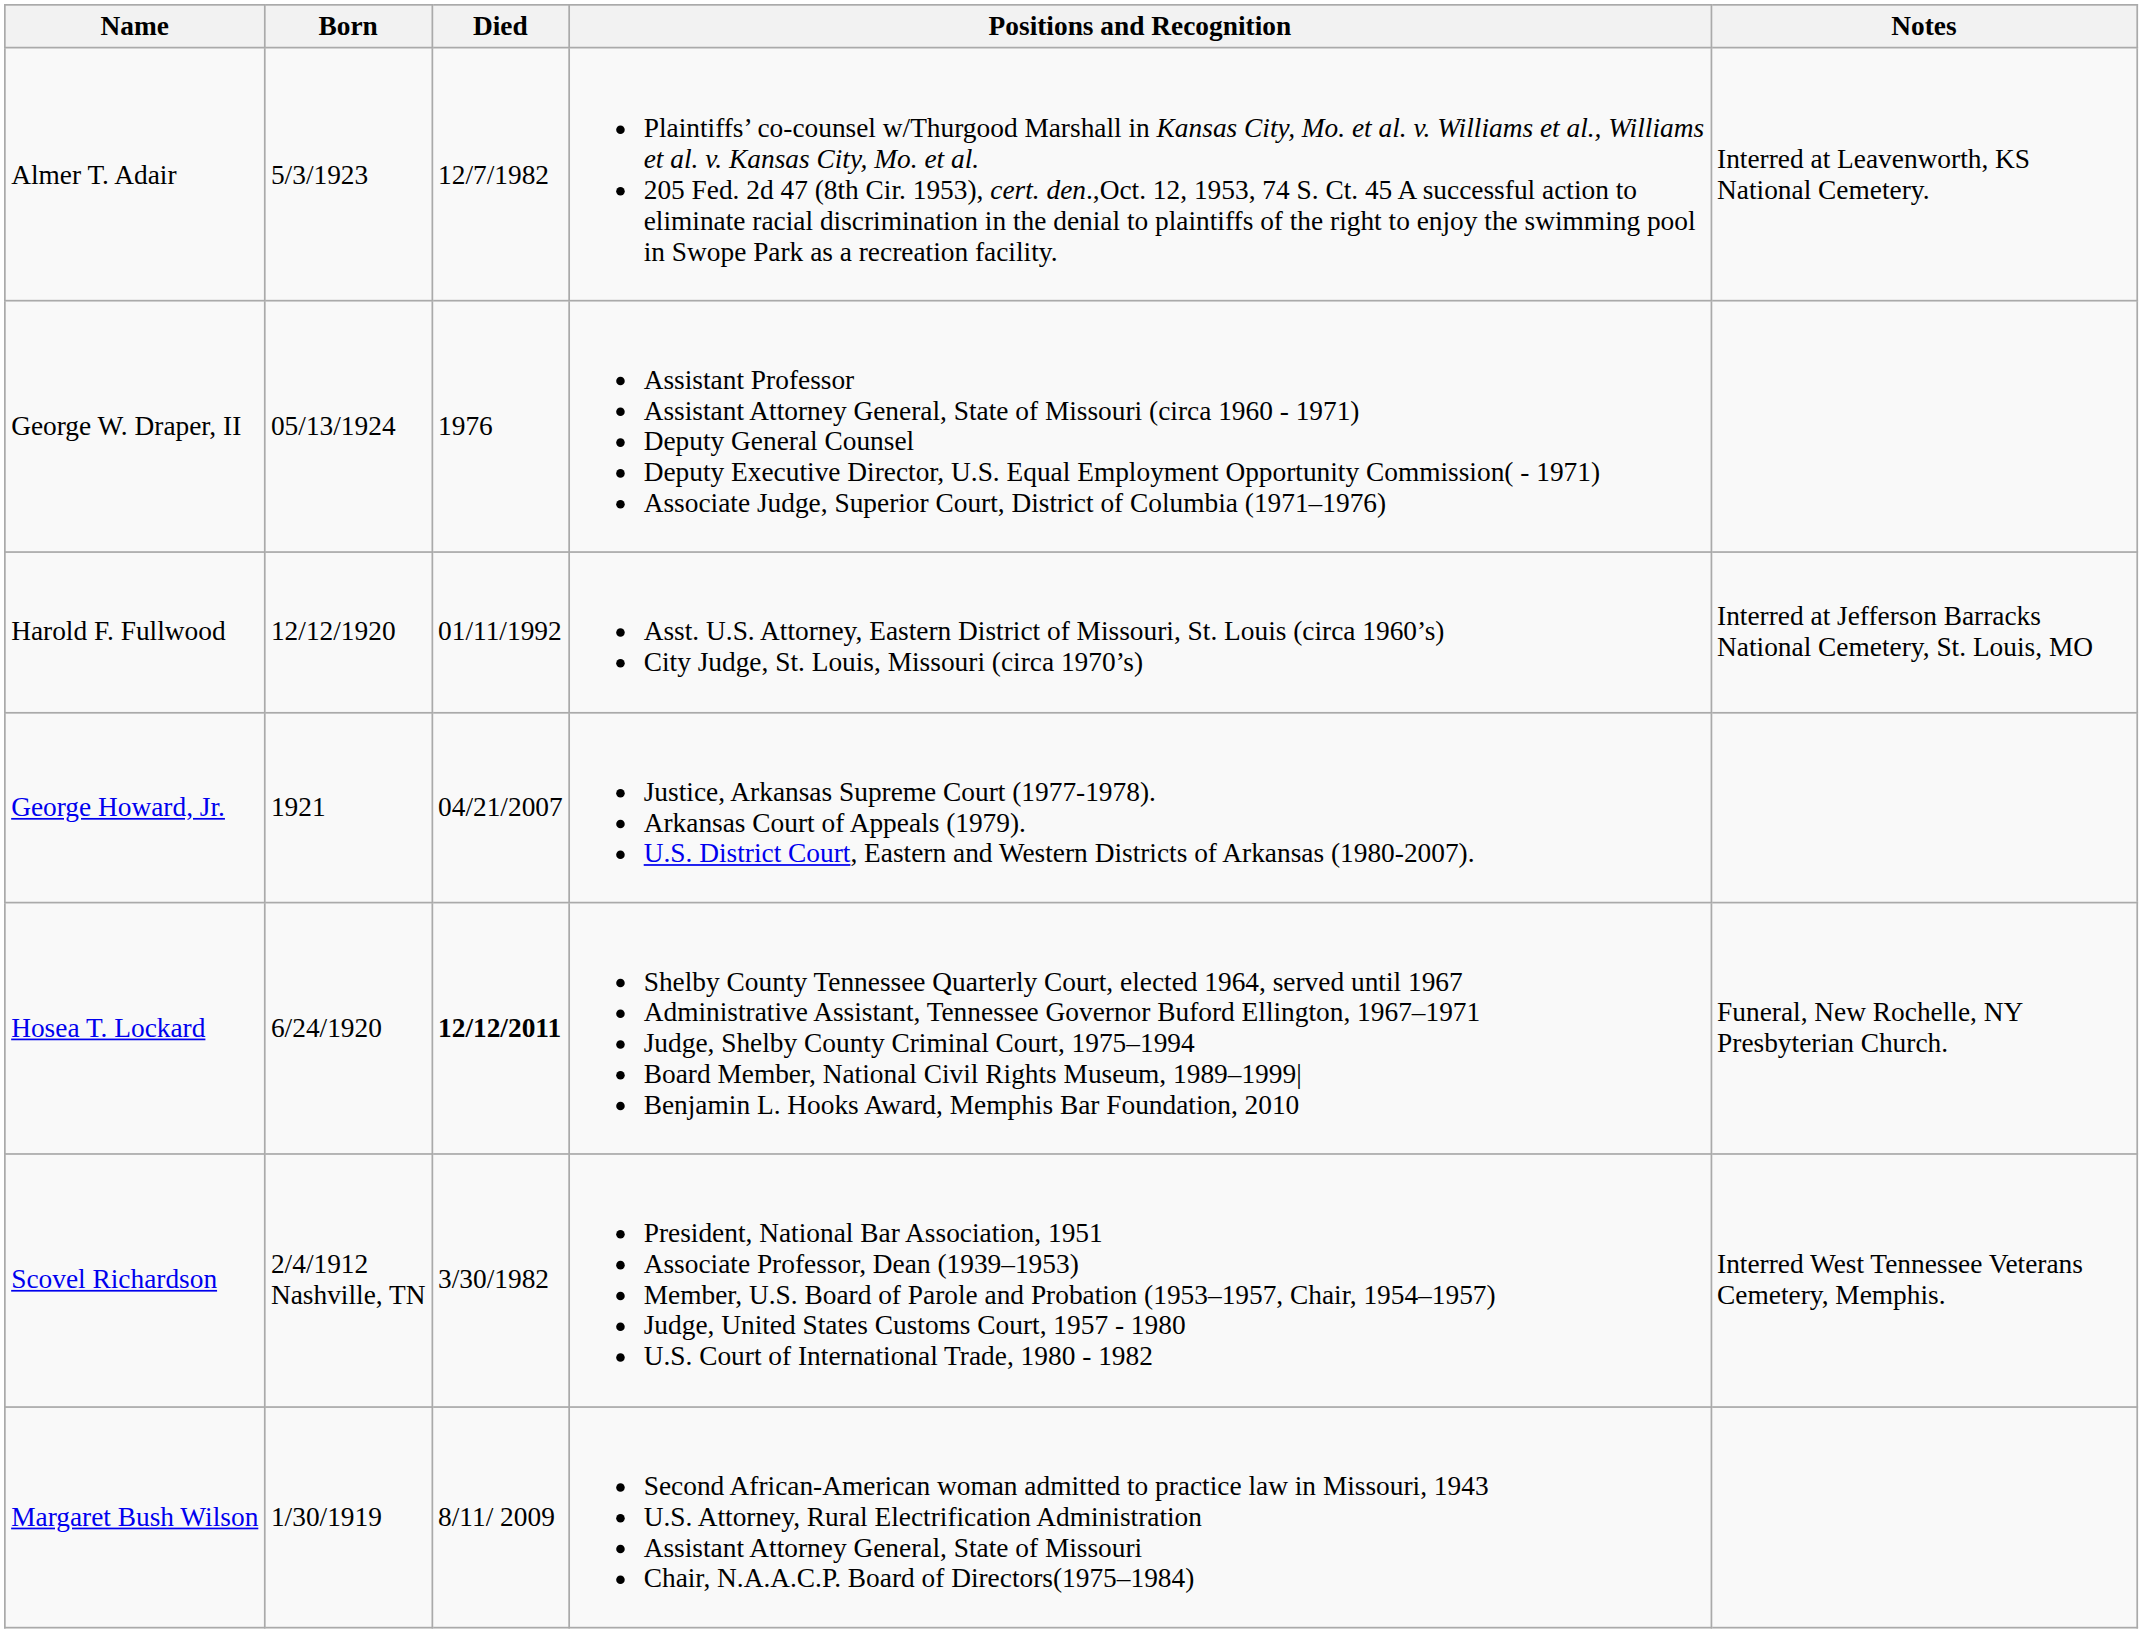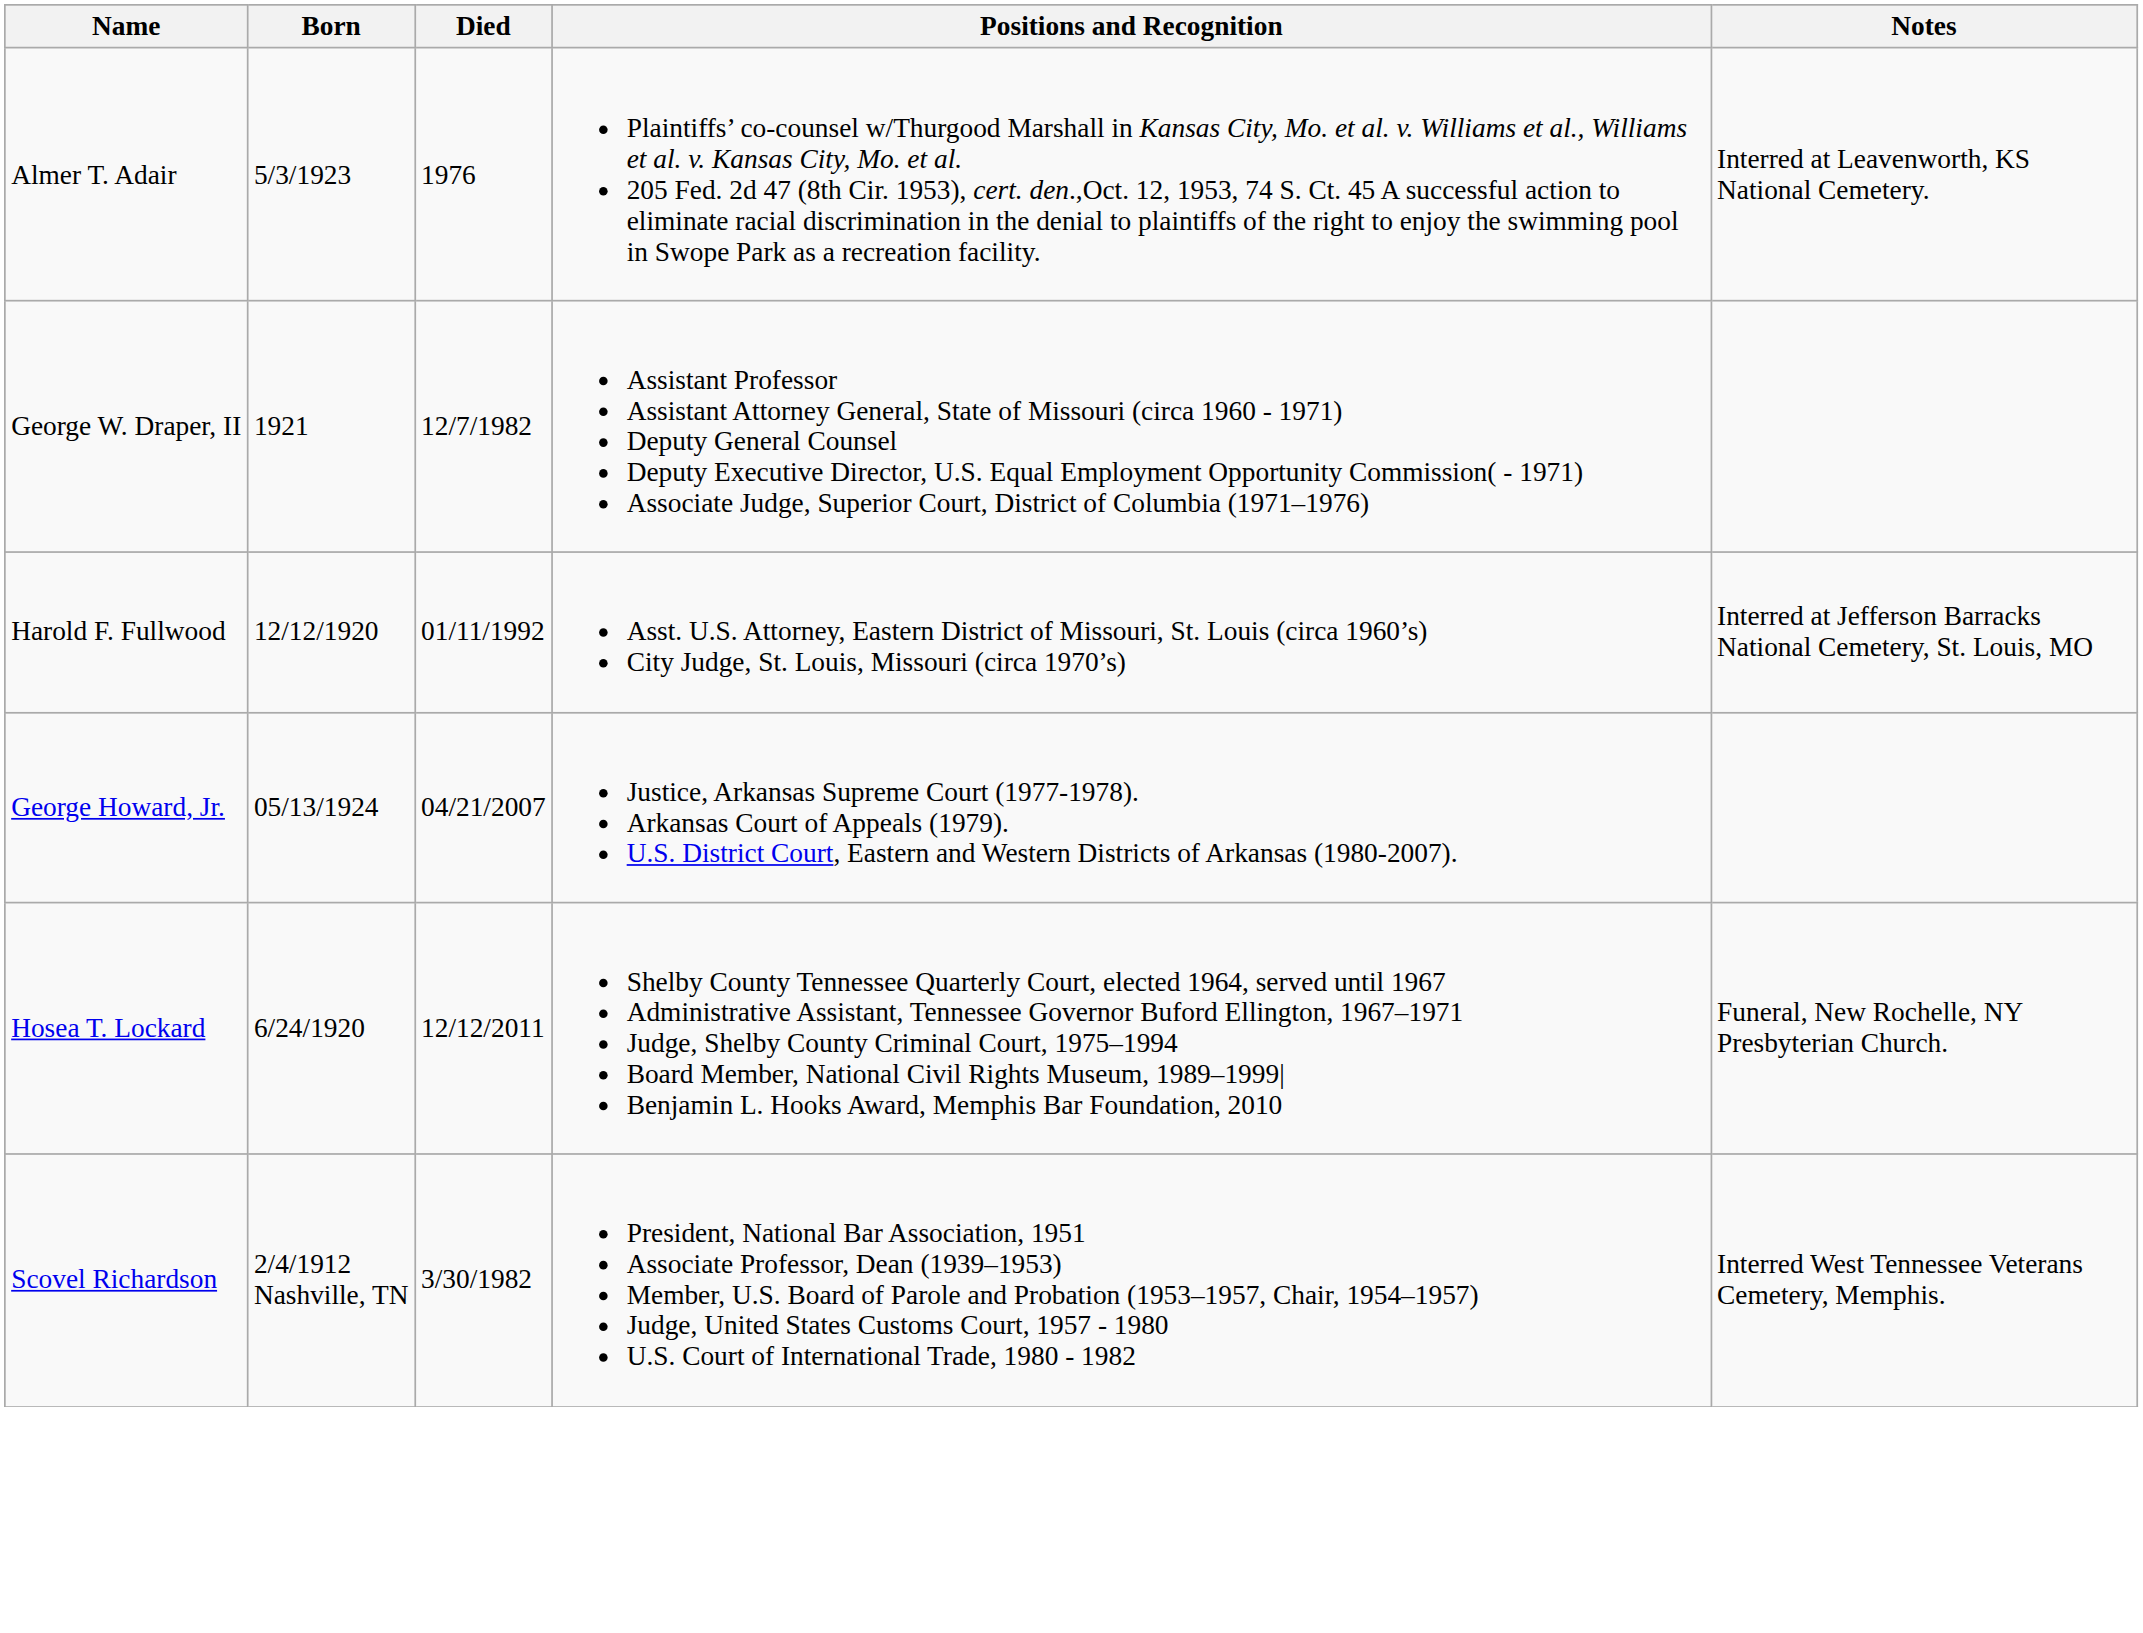(494, 173) 12/7/1982 -> (448, 173) 1976
(333, 425) 05/13/1924 -> (281, 425) 1921
(465, 425) 1976 -> (477, 425) 12/7/1982
(298, 806) 1921 -> (316, 806) 05/13/1924
(500, 1028) bold -> (483, 1028) normal
- row: (135, 1516)
